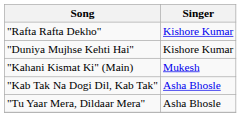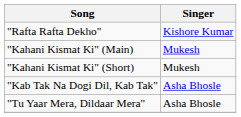- row: (70, 49)
+ row: (70, 67)
